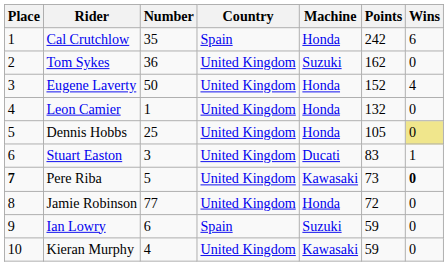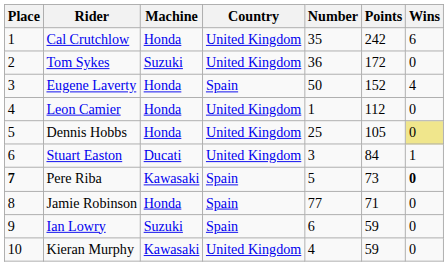columns swapped: (169, 16) <-> (330, 16)
(217, 39) Spain -> (254, 39) United Kingdom
(375, 62) 162 -> (375, 62) 172
(248, 86) United Kingdom -> (222, 86) Spain
(375, 109) 132 -> (375, 109) 112
(372, 156) 83 -> (372, 156) 84
(248, 179) United Kingdom -> (222, 179) Spain
(248, 202) United Kingdom -> (222, 202) Spain
(372, 202) 72 -> (372, 202) 71
